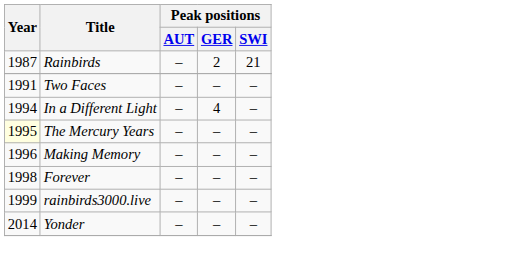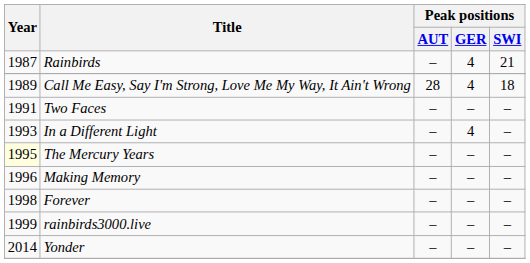(217, 62) 2 -> (471, 62) 4
+ row: (227, 85)
(22, 108) 1994 -> (22, 131) 1993
